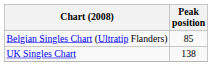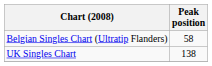(189, 38) 85 -> (189, 38) 58
